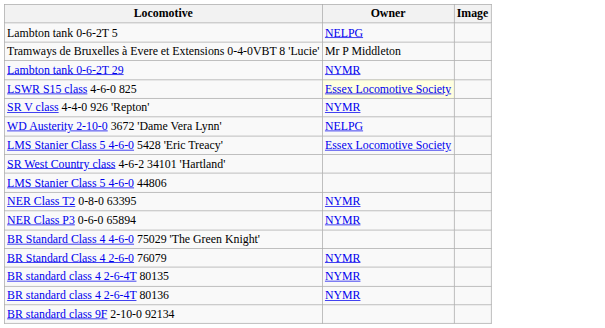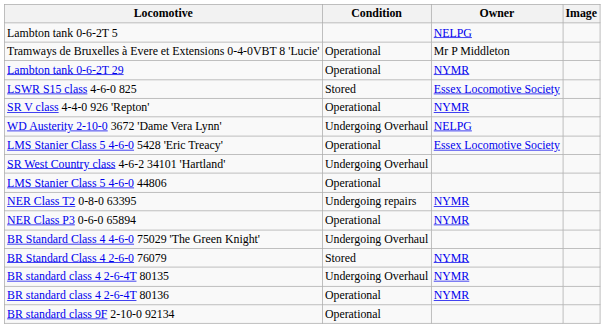+ column: (377, 13)
(388, 88) lightyellow background -> (497, 88) no background
